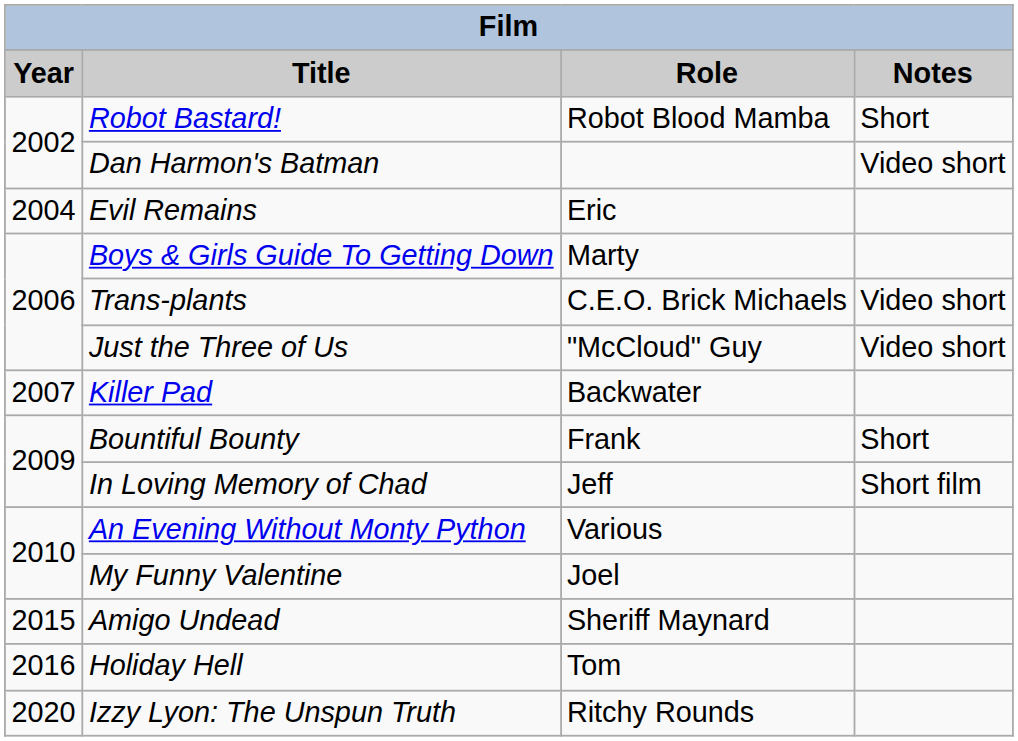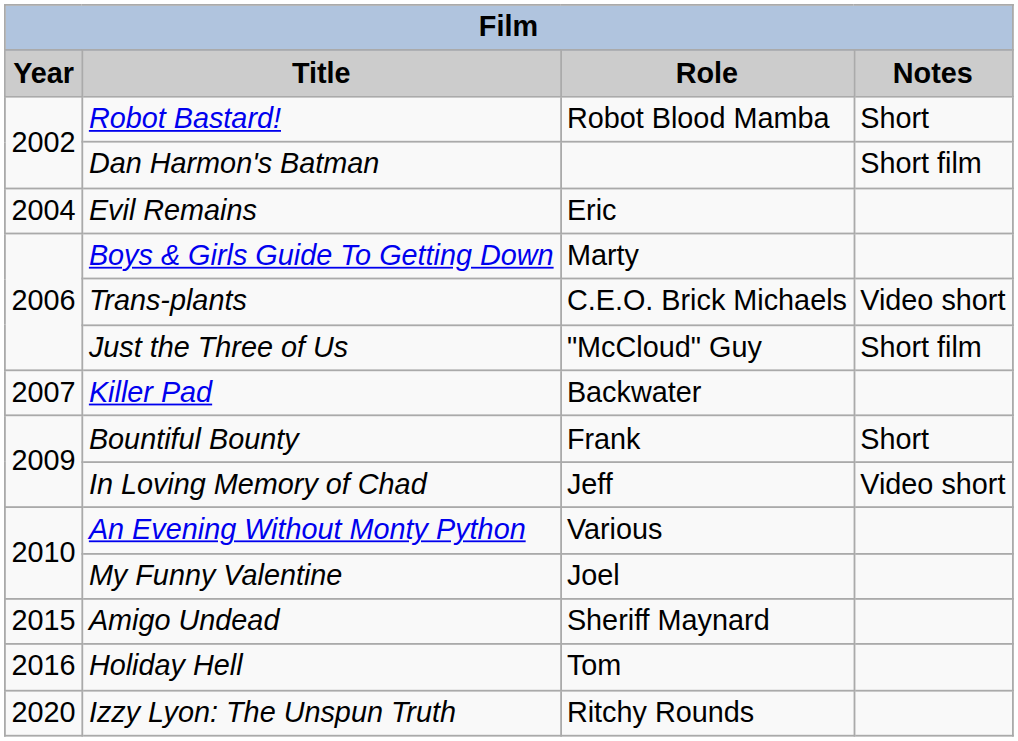(933, 164) Video short -> (921, 164) Short film
(933, 347) Video short -> (921, 347) Short film
(921, 484) Short film -> (933, 484) Video short
